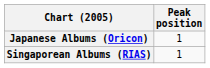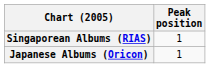rows swapped: (79, 39) <-> (79, 55)
